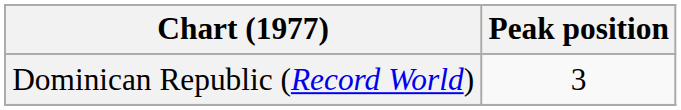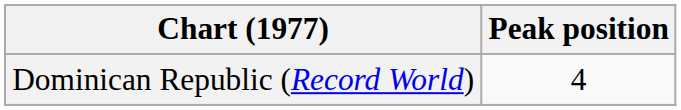(579, 79) 3 -> (579, 79) 4
